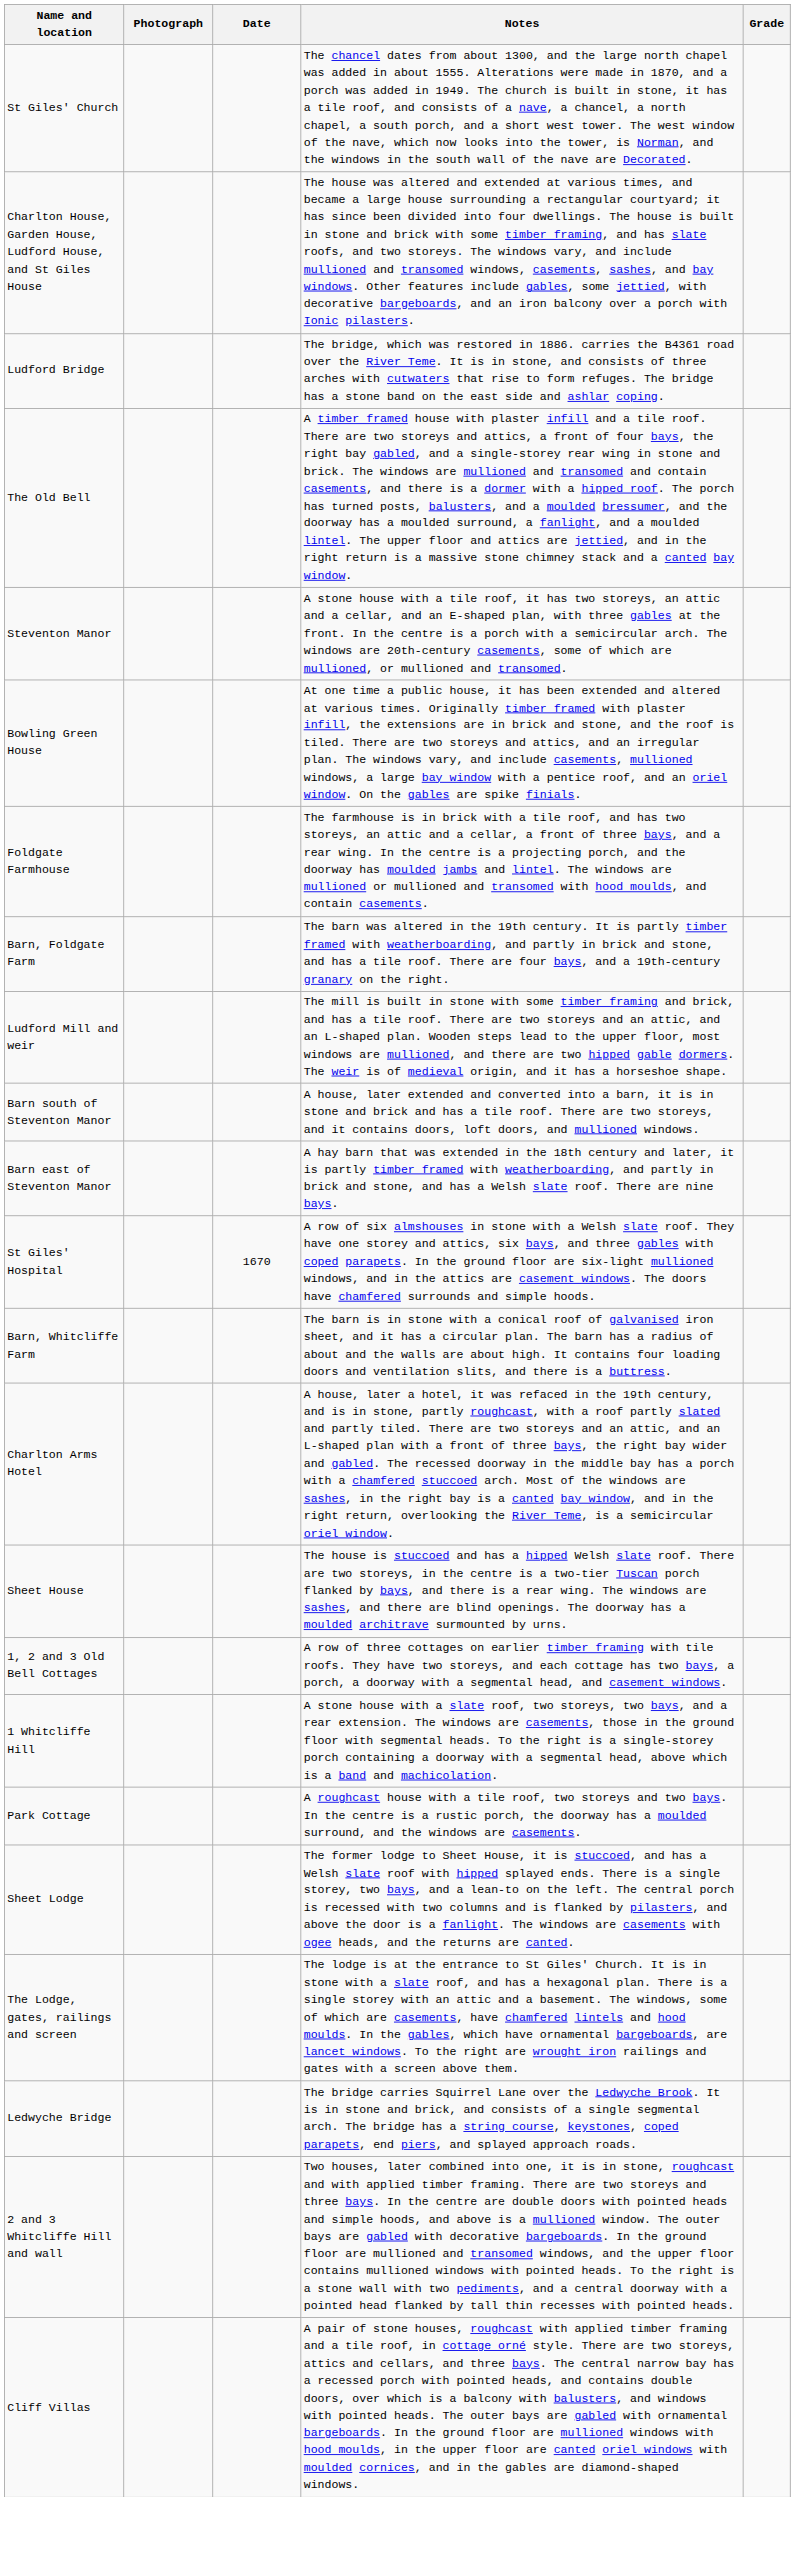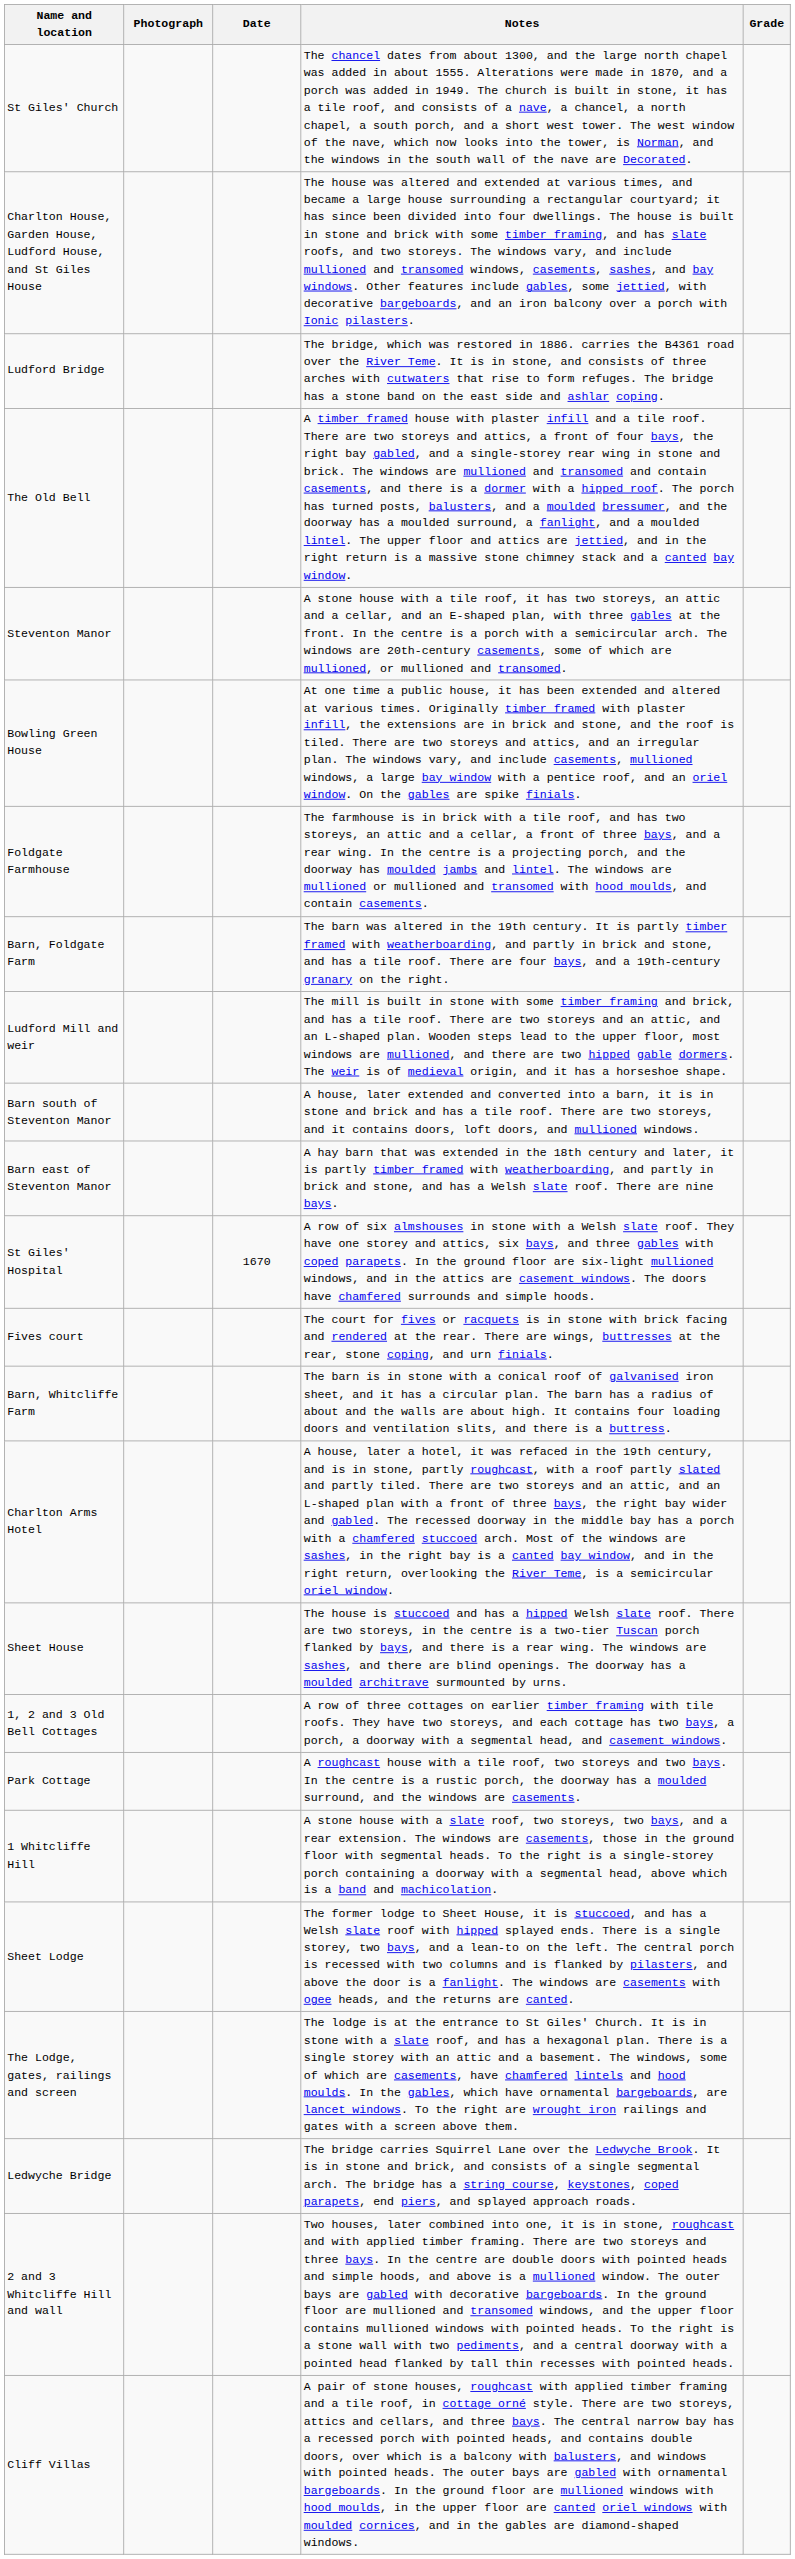+ row: (45, 1337)
rows swapped: (49, 1741) <-> (49, 1816)
